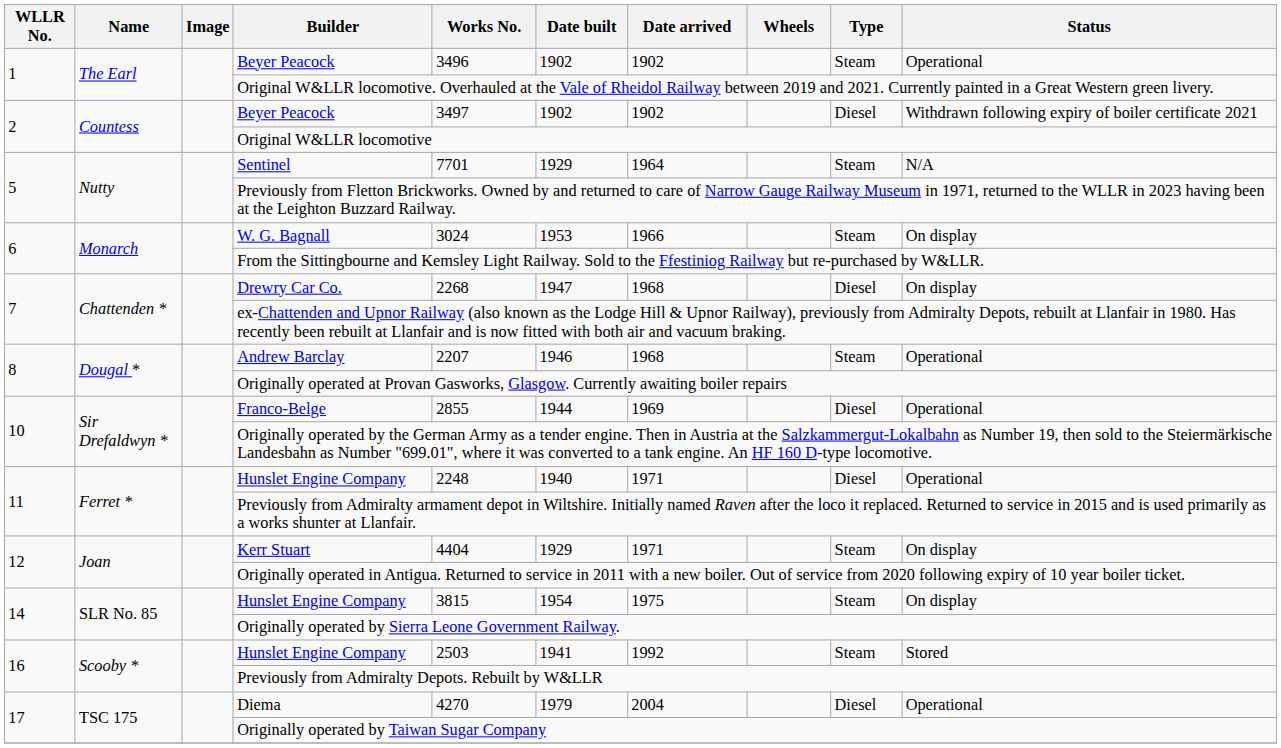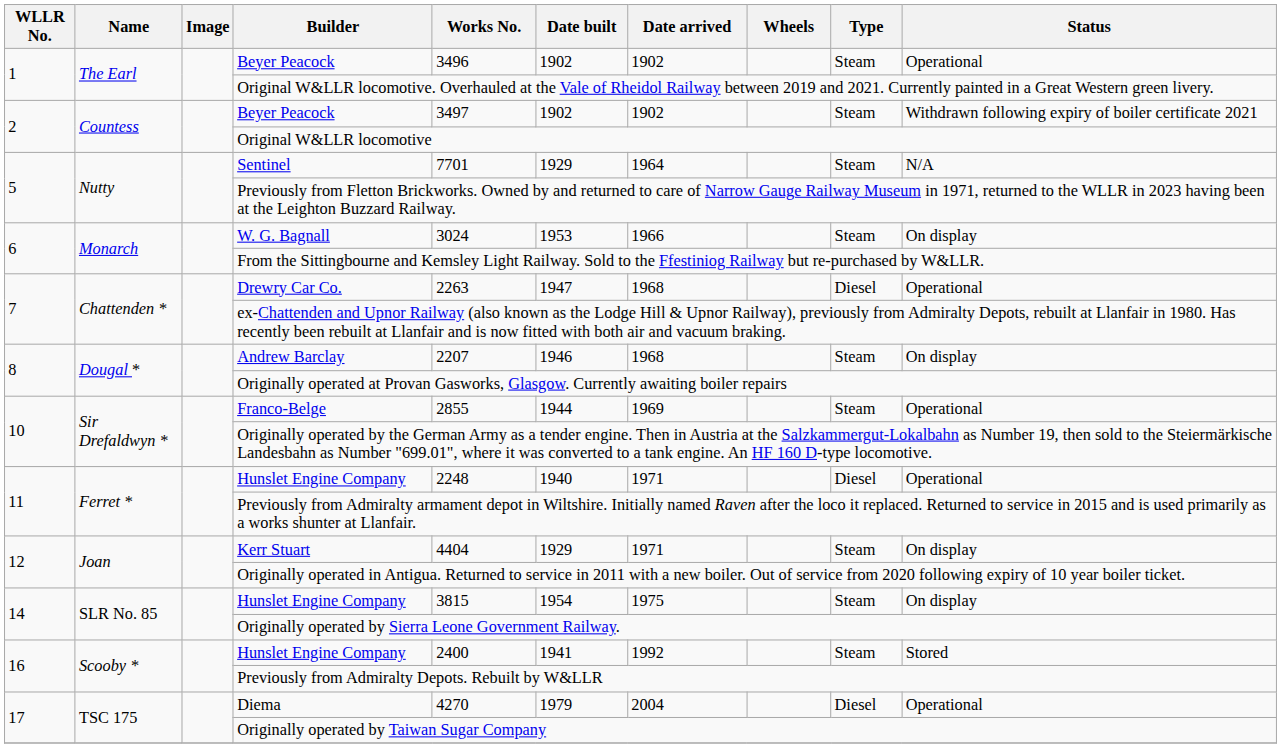(855, 113) Diesel -> (855, 113) Steam
(452, 287) 2268 -> (452, 287) 2263
(941, 287) On display -> (944, 287) Operational
(944, 357) Operational -> (941, 357) On display
(855, 408) Diesel -> (855, 408) Steam
(452, 652) 2503 -> (452, 652) 2400
